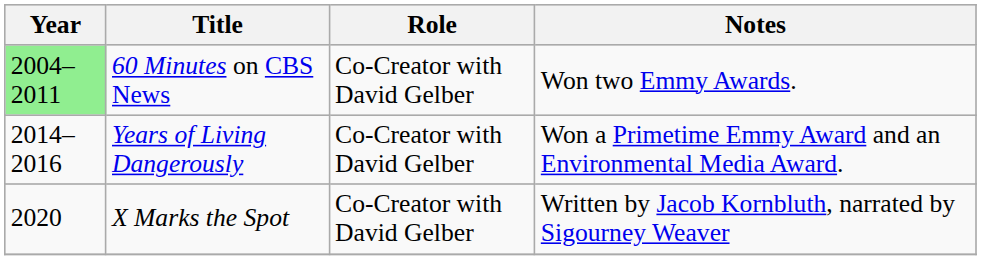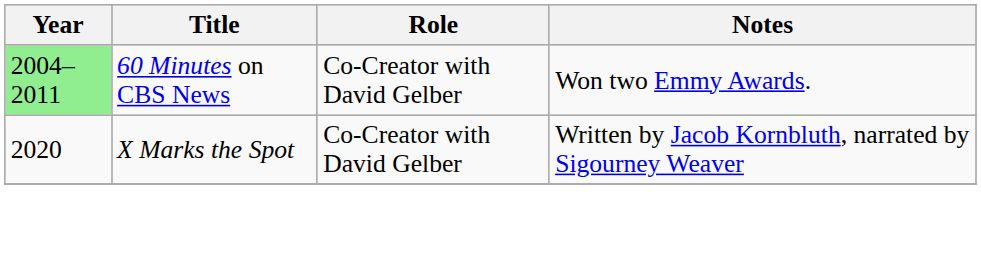- row: (189, 149)
